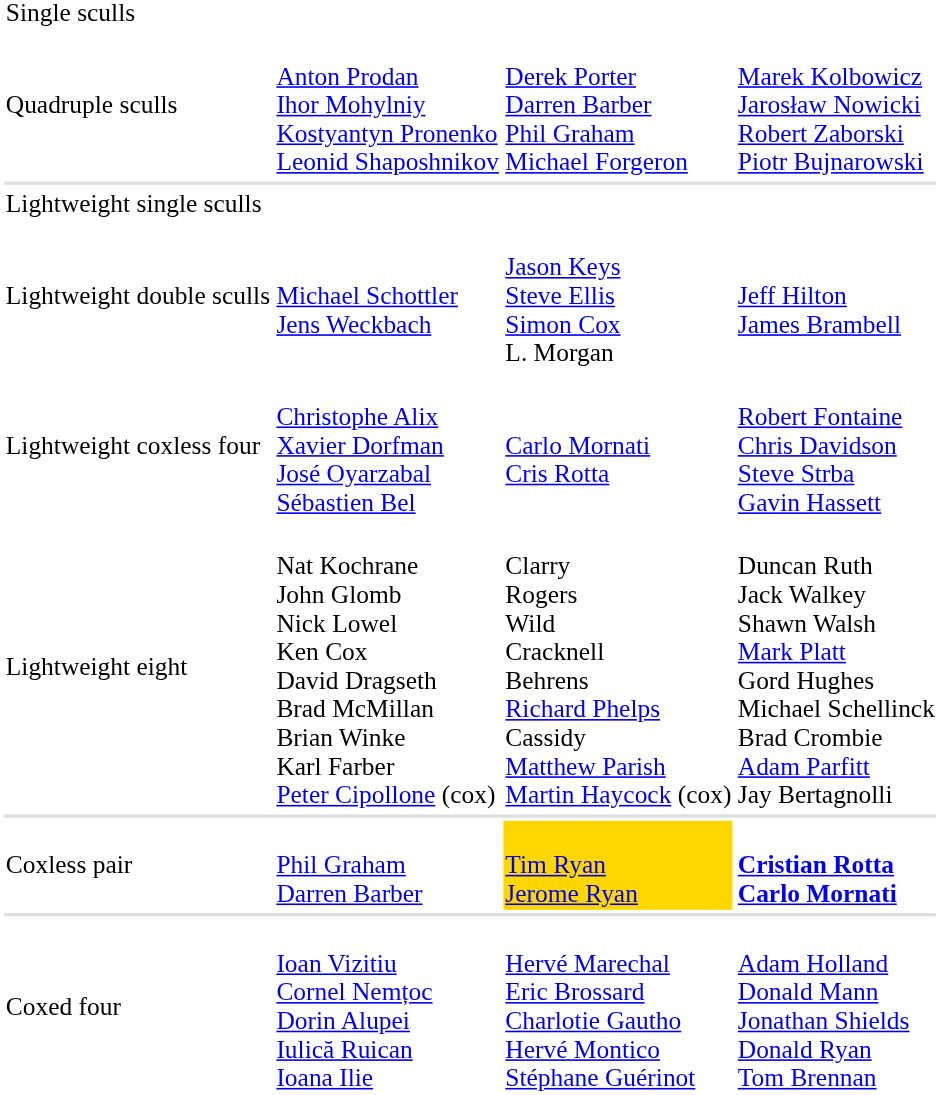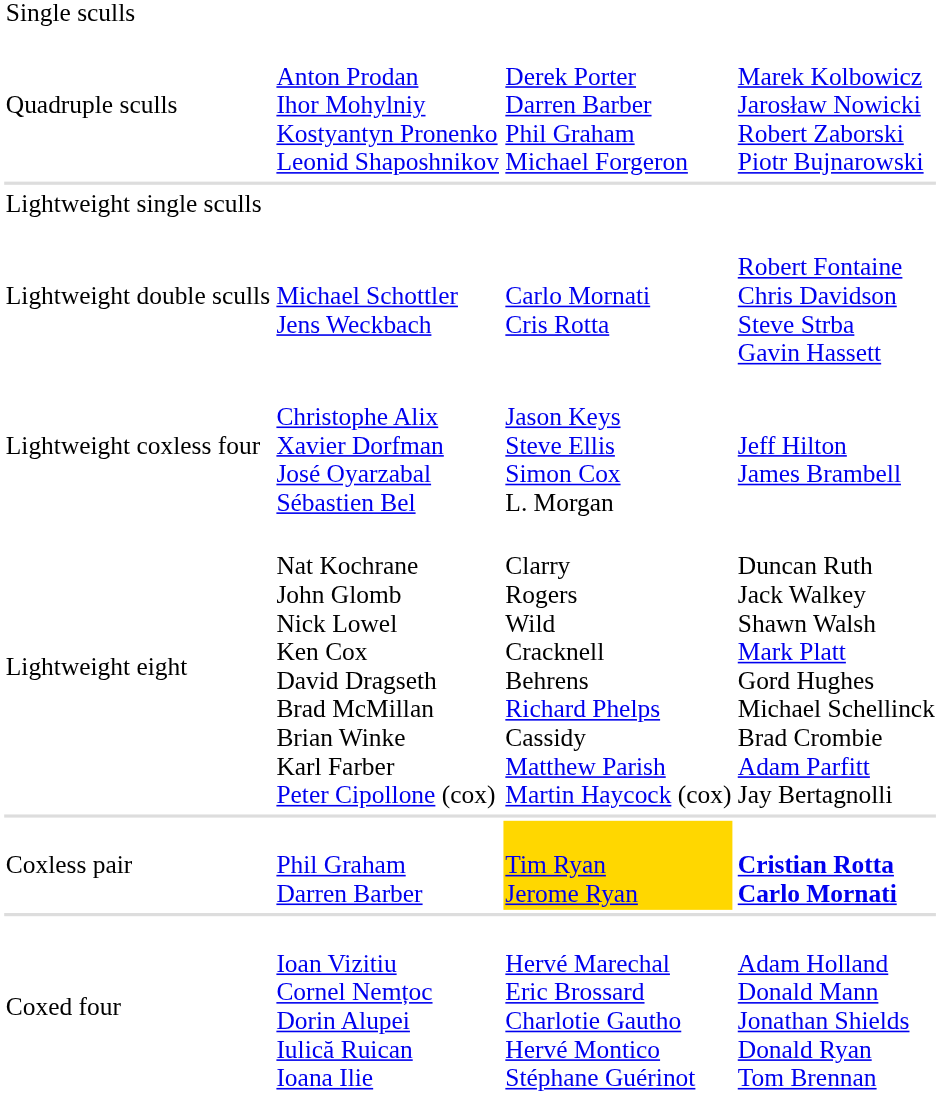(563, 310) Jason Keys Steve Ellis Simon Cox L. Morgan -> (578, 310) Carlo Mornati Cris Rotta
(819, 310) Jeff Hilton James Brambell -> (820, 310) Robert Fontaine Chris Davidson Steve Strba Gavin Hassett
(578, 459) Carlo Mornati Cris Rotta -> (563, 459) Jason Keys Steve Ellis Simon Cox L. Morgan
(820, 459) Robert Fontaine Chris Davidson Steve Strba Gavin Hassett -> (819, 459) Jeff Hilton James Brambell
